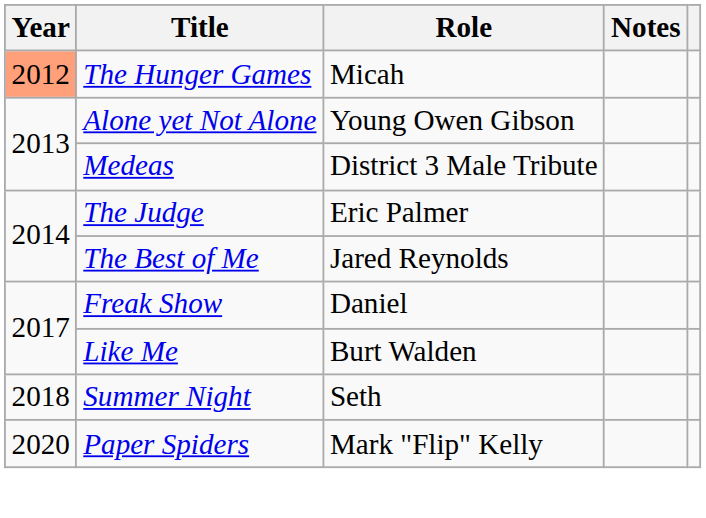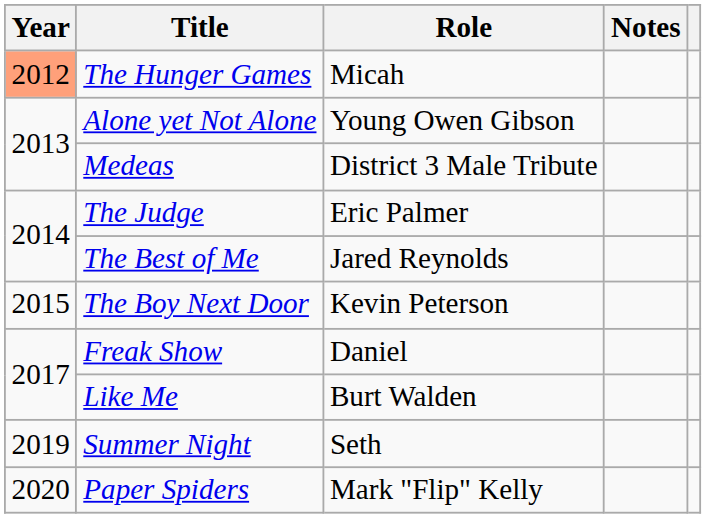+ row: (196, 304)
(41, 397) 2018 -> (41, 443) 2019
